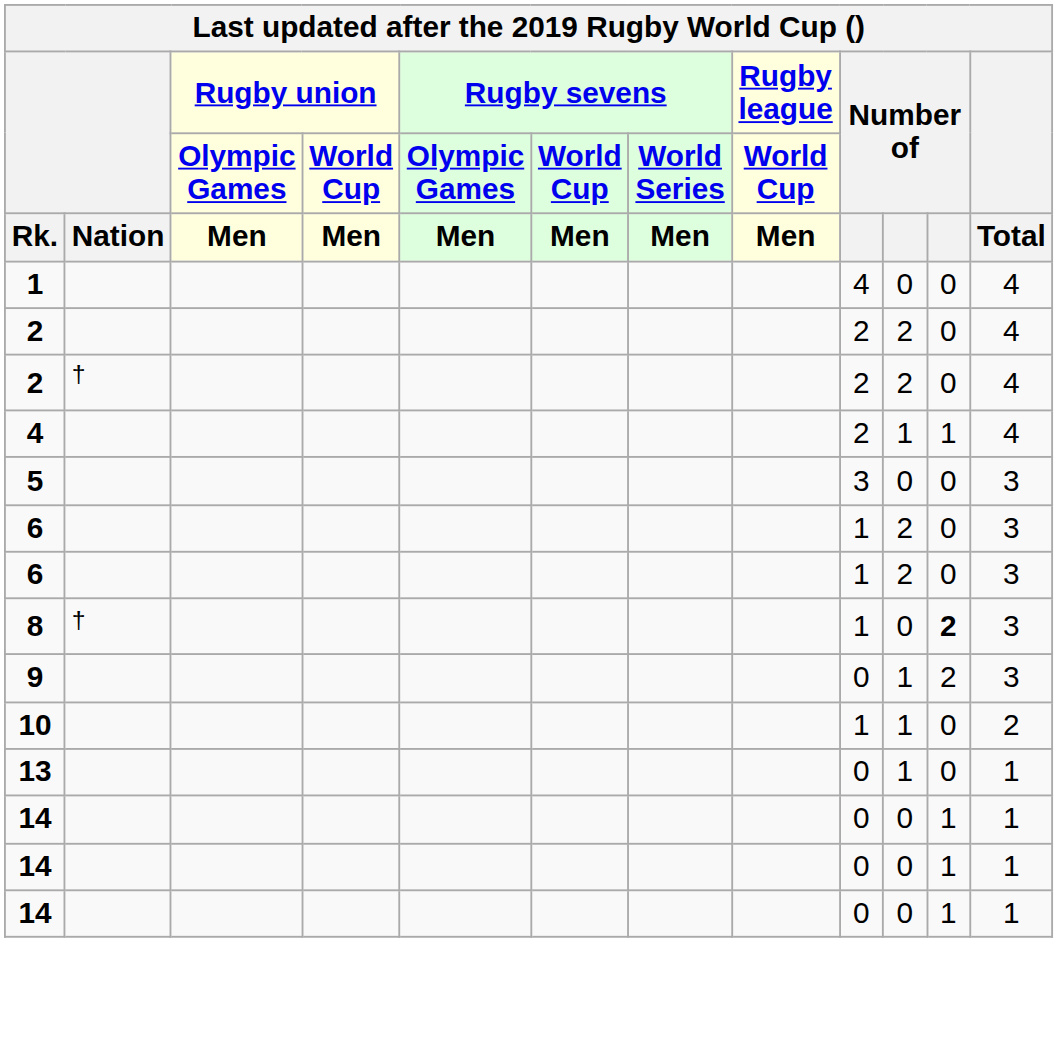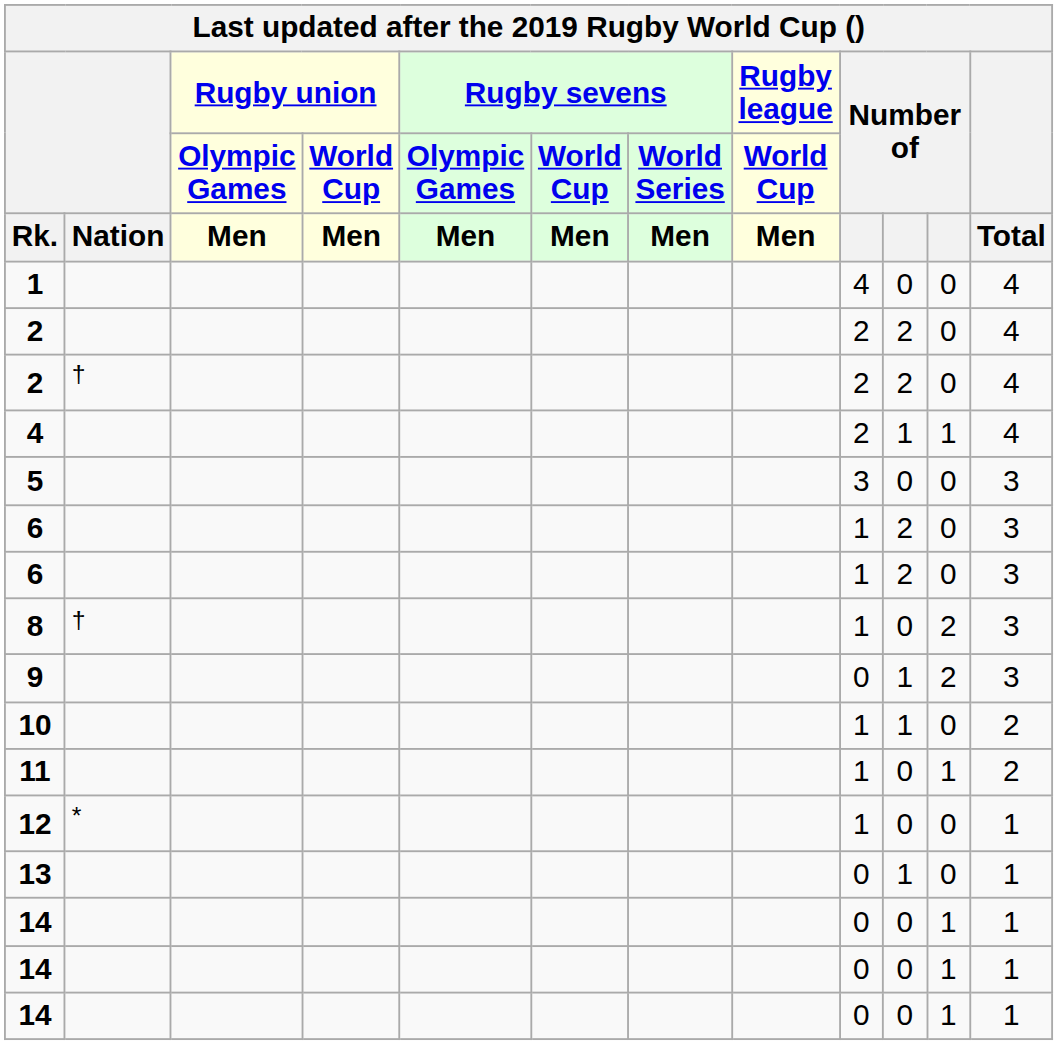(948, 626) bold -> (948, 626) normal
+ row: (35, 771)
+ row: (35, 823)
